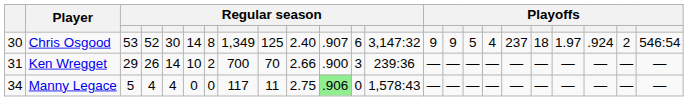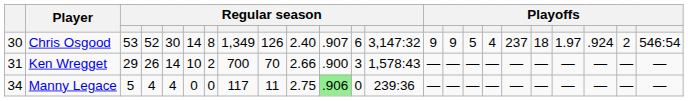(272, 42) 125 -> (272, 42) 126
(394, 63) 239:36 -> (394, 63) 1,578:43
(394, 85) 1,578:43 -> (394, 85) 239:36
